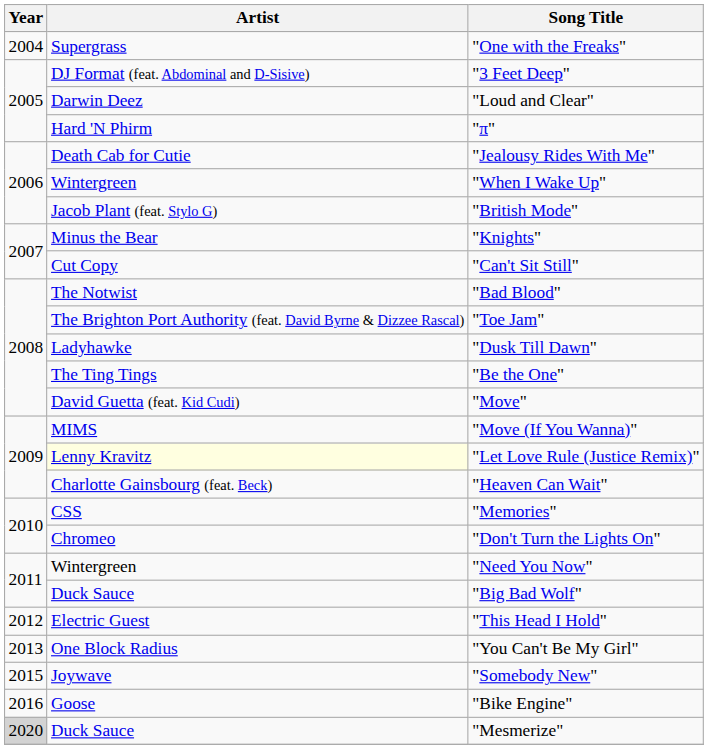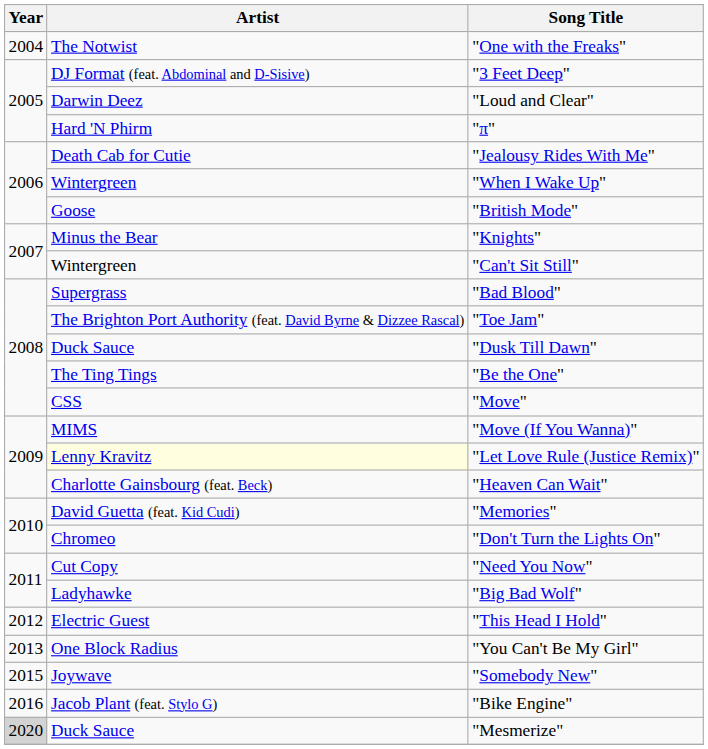(89, 45) Supergrass -> (94, 45) The Notwist
(134, 210) Jacob Plant (feat. Stylo G) -> (73, 210) Goose
(84, 264) Cut Copy -> (94, 264) Wintergreen
(94, 292) The Notwist -> (89, 292) Supergrass
(91, 347) Ladyhawke -> (93, 347) Duck Sauce
(145, 401) David Guetta (feat. Kid Cudi) -> (66, 401) CSS
(66, 511) CSS -> (145, 511) David Guetta (feat. Kid Cudi)
(94, 566) Wintergreen -> (84, 566) Cut Copy
(93, 593) Duck Sauce -> (91, 593) Ladyhawke
(73, 703) Goose -> (134, 703) Jacob Plant (feat. Stylo G)
